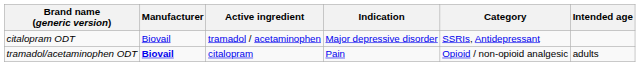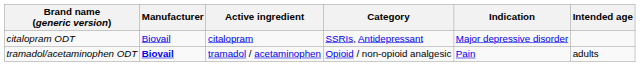columns swapped: (505, 17) <-> (382, 17)
(265, 38) tramadol / acetaminophen -> (231, 38) citalopram
(231, 54) citalopram -> (265, 54) tramadol / acetaminophen
